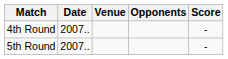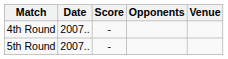columns swapped: (110, 12) <-> (206, 12)
